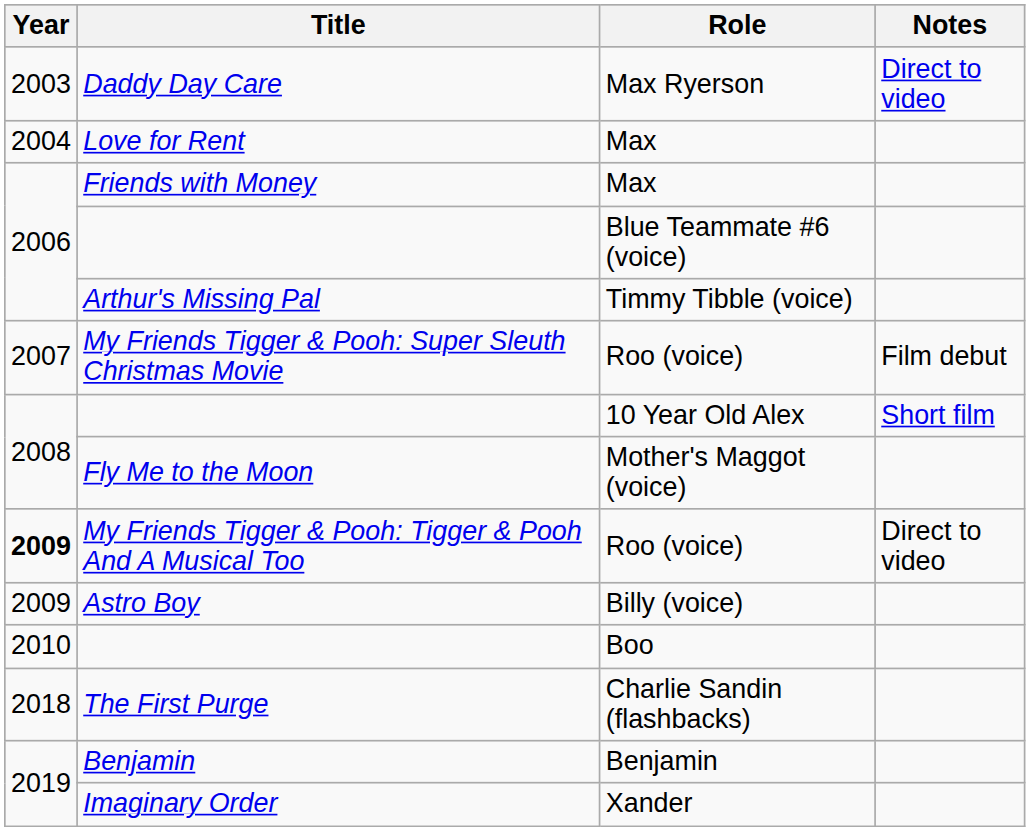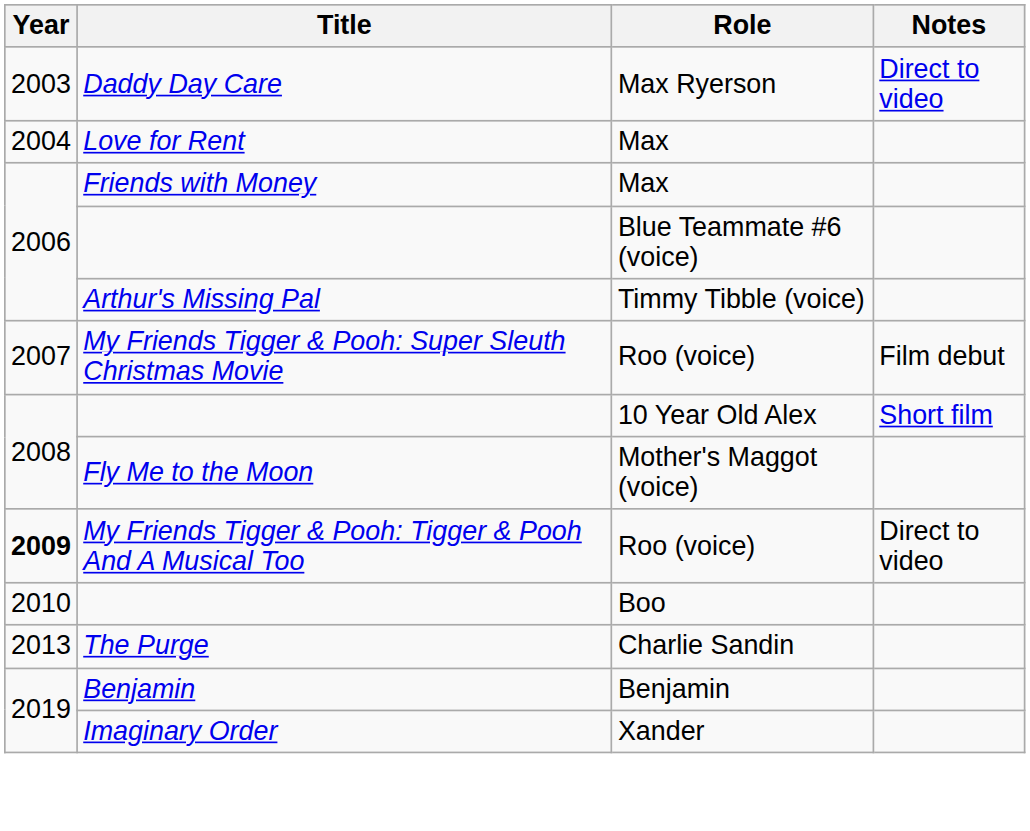- row: (141, 603)
+ row: (146, 645)
- row: (176, 703)
